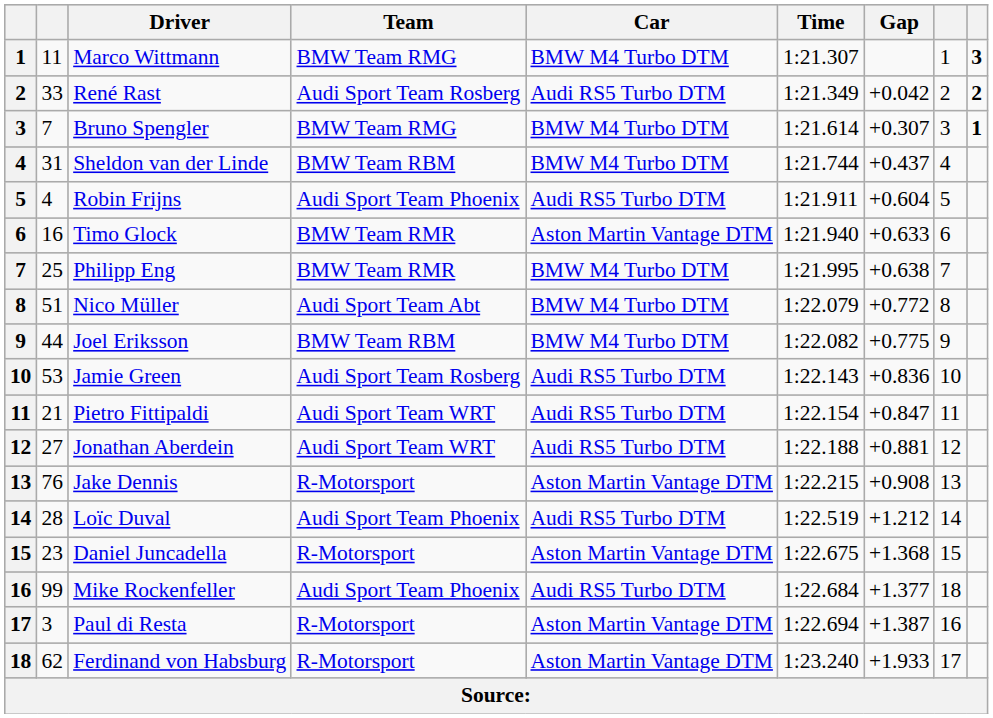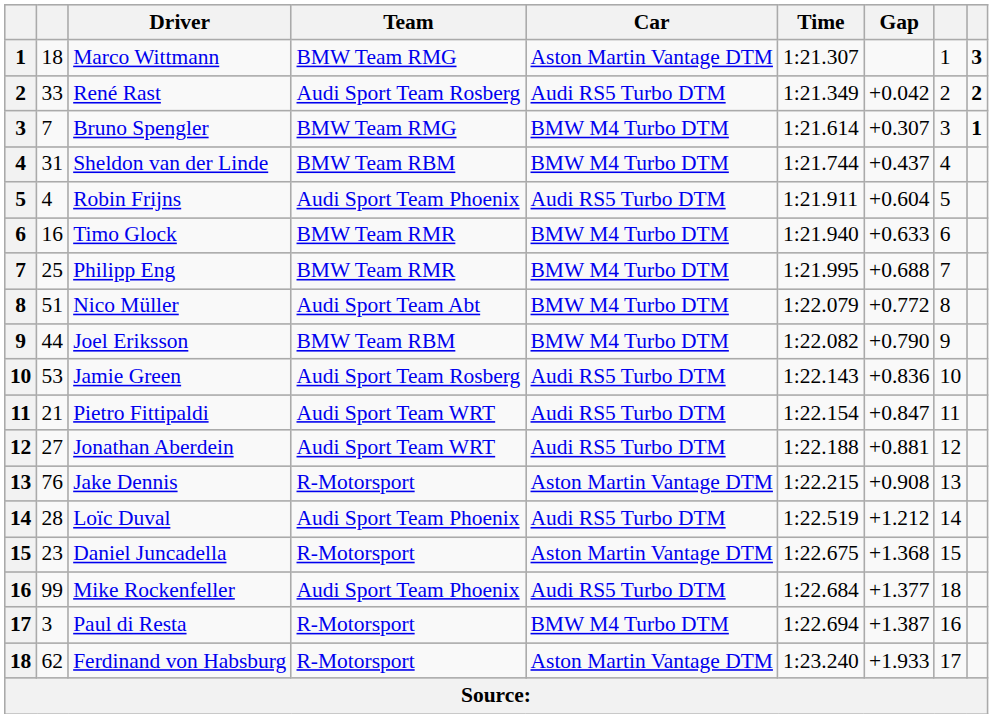(52, 57) 11 -> (52, 57) 18
(630, 57) BMW M4 Turbo DTM -> (652, 57) Aston Martin Vantage DTM
(652, 234) Aston Martin Vantage DTM -> (630, 234) BMW M4 Turbo DTM
(899, 269) +0.638 -> (899, 269) +0.688
(899, 340) +0.775 -> (899, 340) +0.790
(652, 624) Aston Martin Vantage DTM -> (630, 624) BMW M4 Turbo DTM
